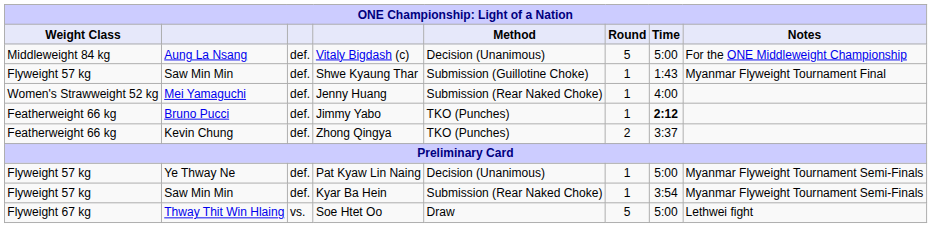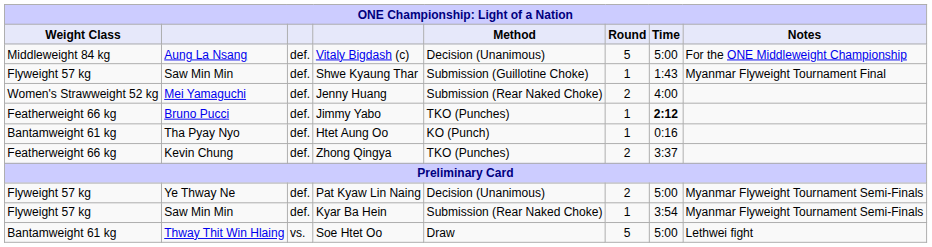(627, 93) 1 -> (627, 93) 2
+ row: (352, 133)
(627, 173) 1 -> (627, 193) 2
(49, 212) Flyweight 67 kg -> (62, 232) Bantamweight 61 kg
